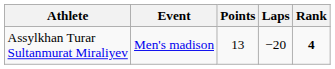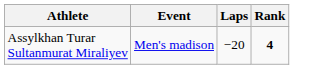- column: (238, 15)
